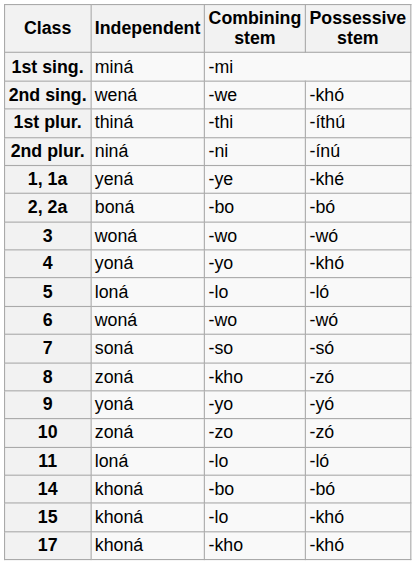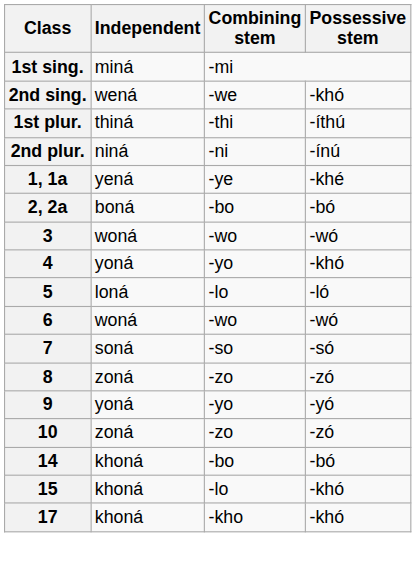(226, 376) -kho -> (221, 376) -zo
- row: (48, 461)
